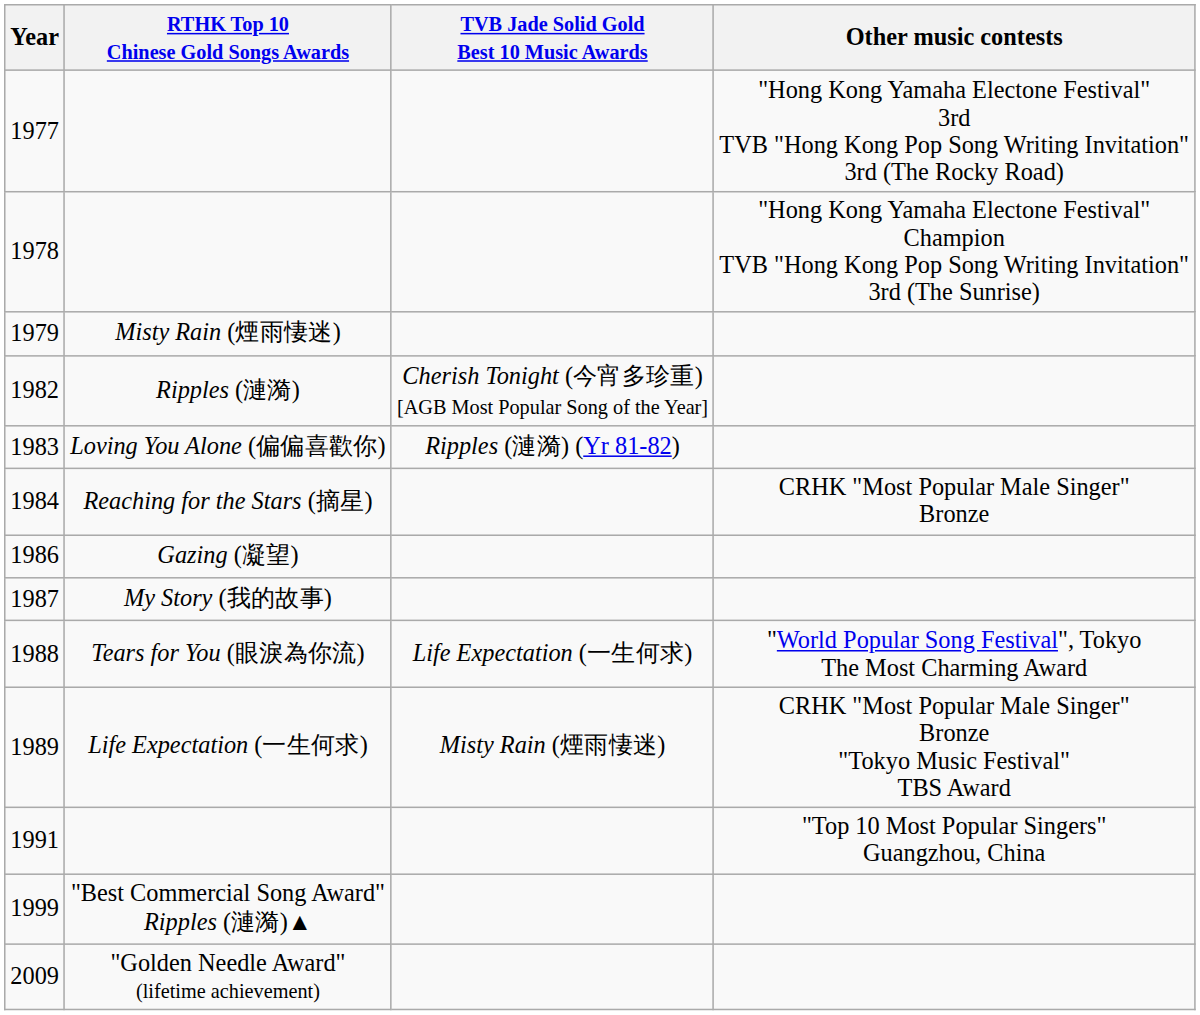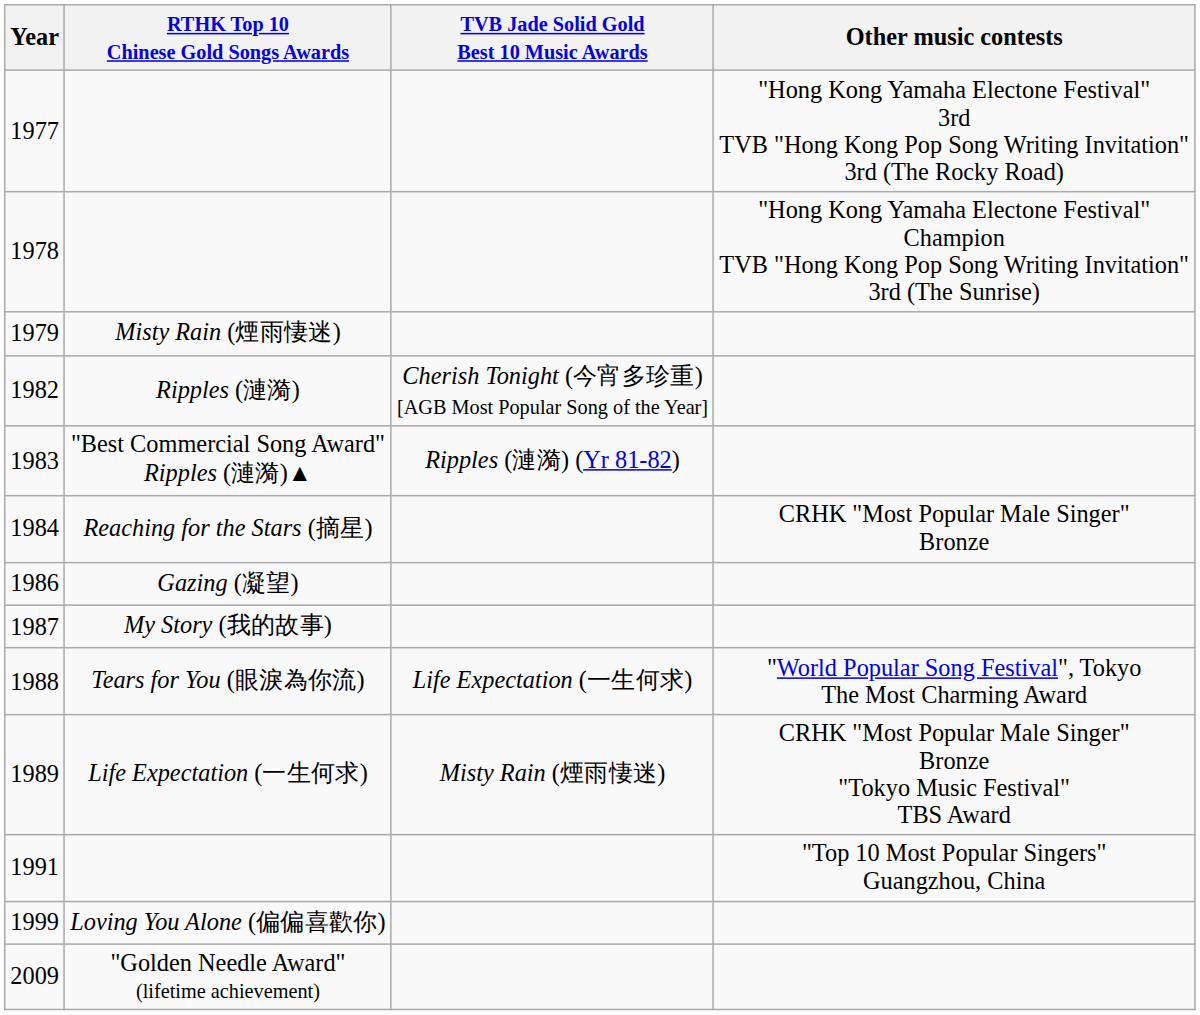(228, 446) Loving You Alone (偏偏喜歡你) -> (228, 459) "Best Commercial Song Award" Ripples (漣漪)▲
(228, 906) "Best Commercial Song Award" Ripples (漣漪)▲ -> (228, 921) Loving You Alone (偏偏喜歡你)
